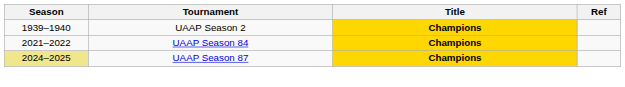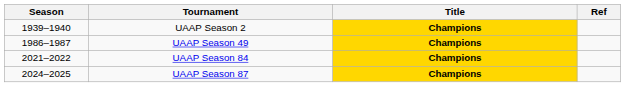+ row: (210, 43)
(46, 58) khaki background -> (46, 74) no background
